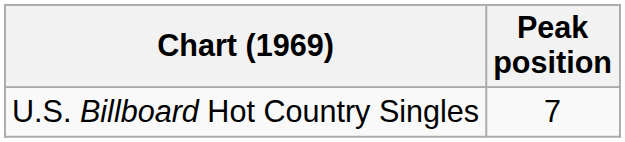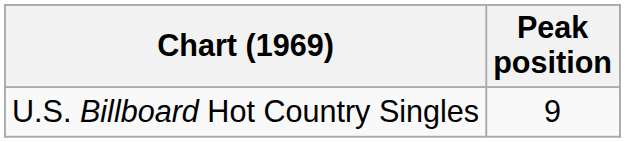(553, 111) 7 -> (553, 111) 9
